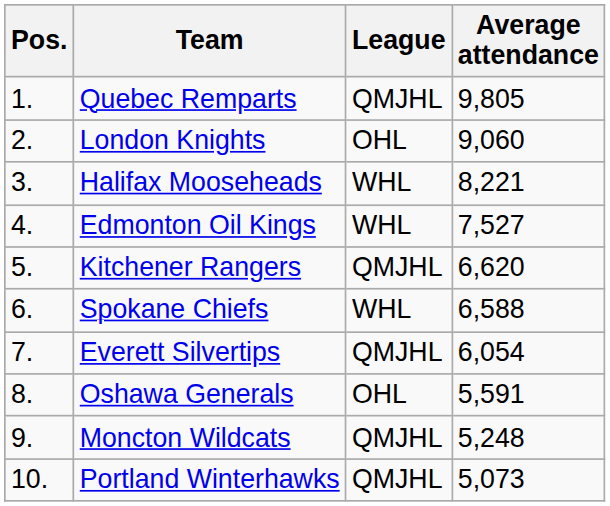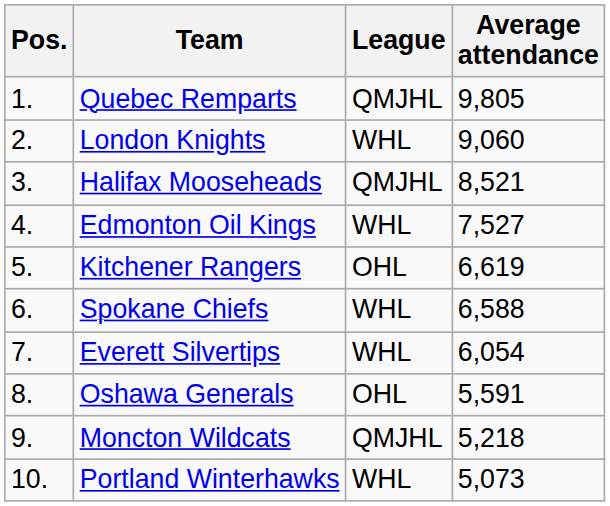(379, 140) OHL -> (382, 140) WHL
(382, 182) WHL -> (397, 182) QMJHL
(491, 182) 8,221 -> (491, 182) 8,521
(397, 267) QMJHL -> (379, 267) OHL
(491, 267) 6,620 -> (491, 267) 6,619
(397, 352) QMJHL -> (382, 352) WHL
(491, 437) 5,248 -> (491, 437) 5,218
(397, 479) QMJHL -> (382, 479) WHL
